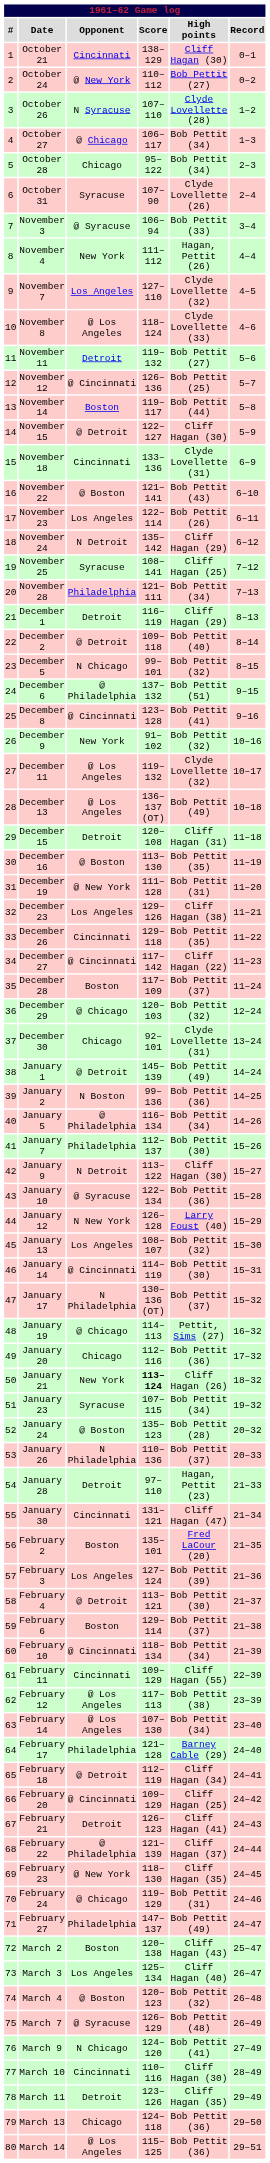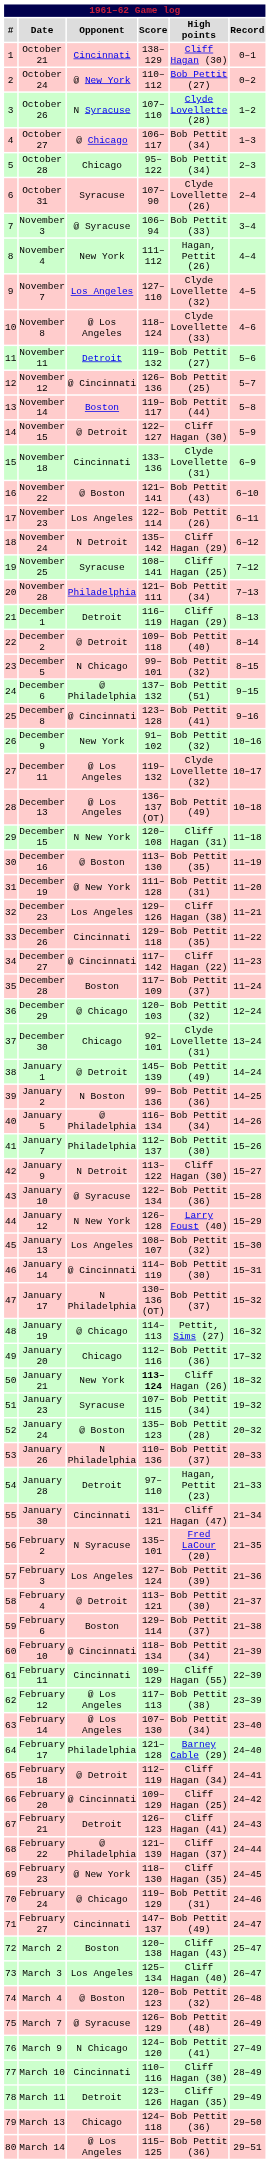(102, 837) Detroit -> (102, 837) N New York
(102, 1545) Boston -> (102, 1545) N Syracuse
(102, 1923) Philadelphia -> (102, 1923) Cincinnati
